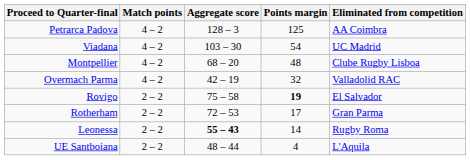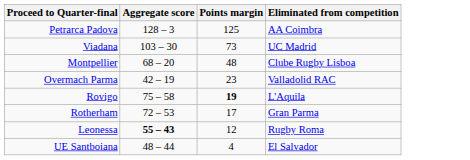- column: (152, 12)
(296, 46) 54 -> (231, 46) 73
(296, 79) 32 -> (231, 79) 23
(357, 96) El Salvador -> (286, 96) L'Aquila
(296, 130) 14 -> (231, 130) 12
(351, 146) L'Aquila -> (293, 146) El Salvador
